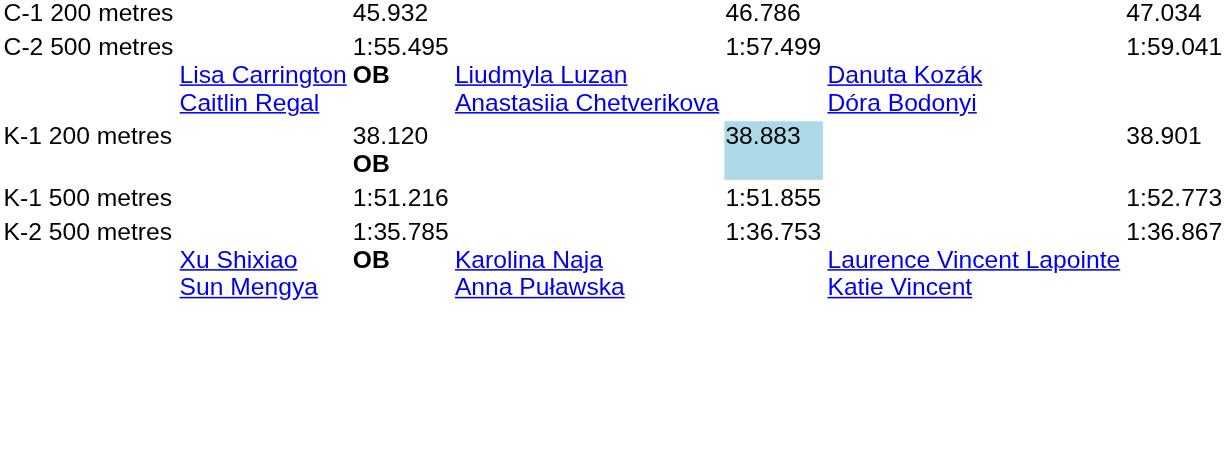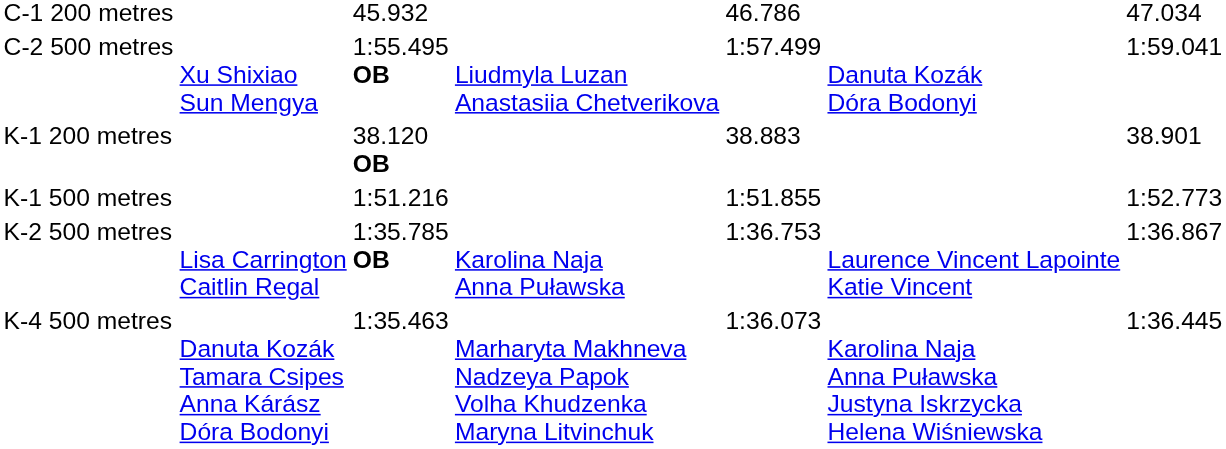(263, 88) Lisa Carrington Caitlin Regal -> (249, 88) Xu Shixiao Sun Mengya
(763, 136) lightblue background -> (763, 136) no background
(249, 273) Xu Shixiao Sun Mengya -> (263, 273) Lisa Carrington Caitlin Regal
+ row: (88, 321)
